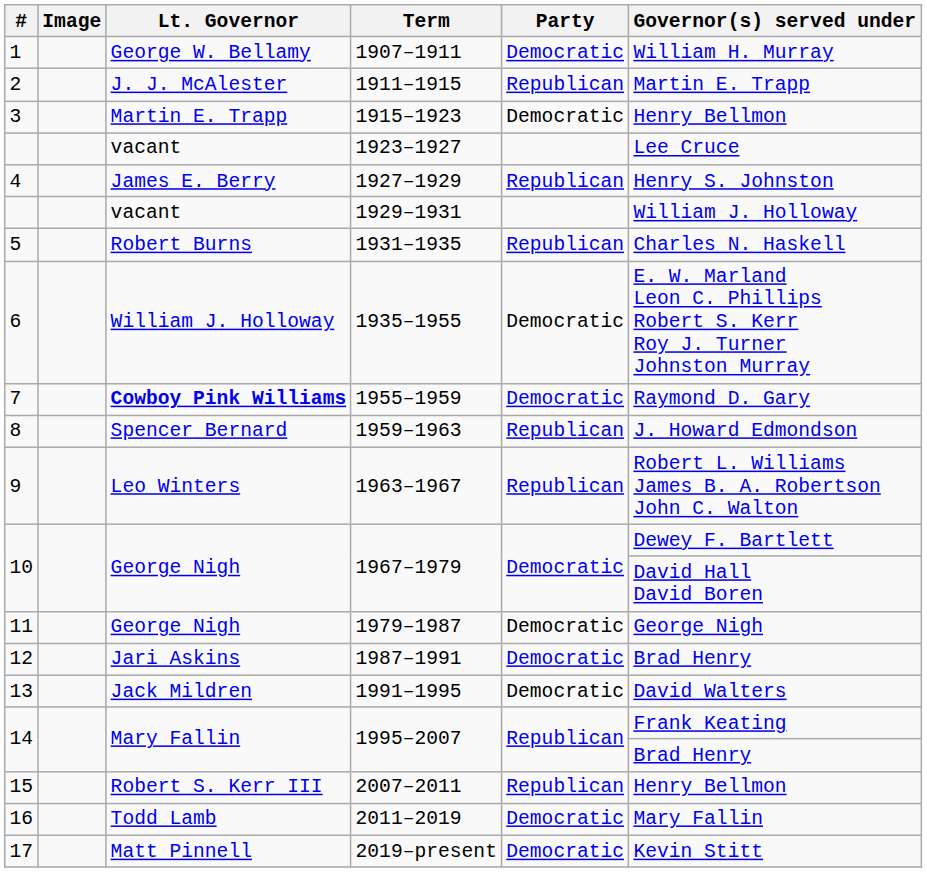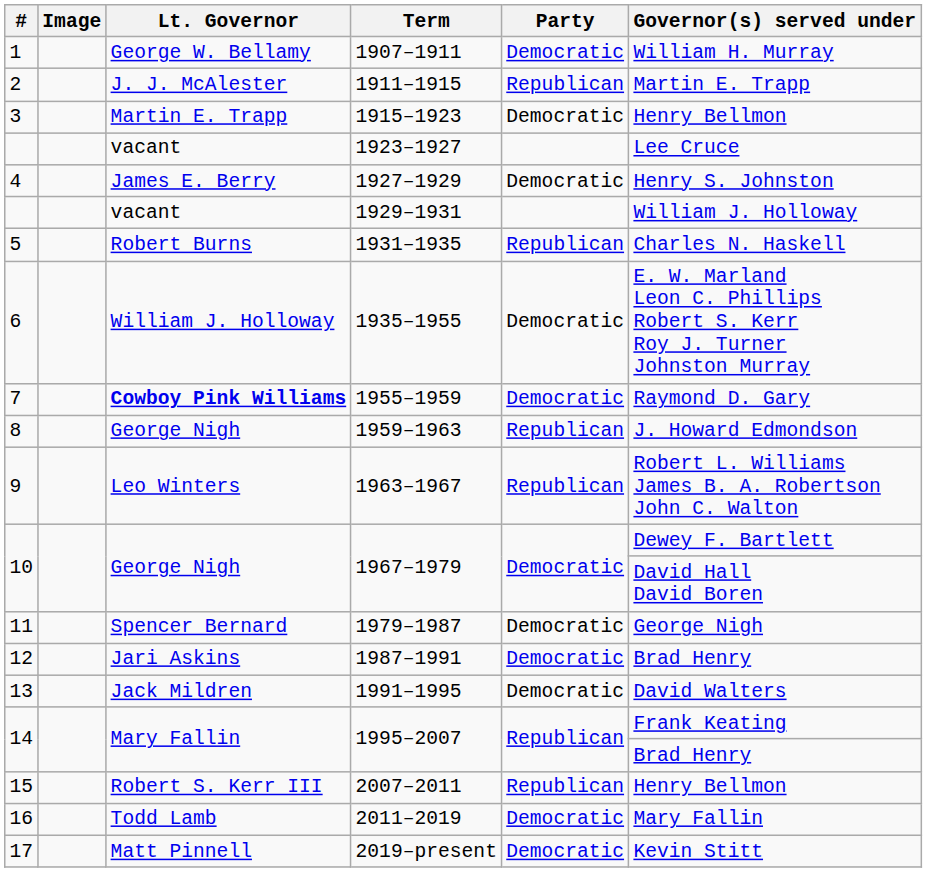(565, 181) Republican -> (565, 181) Democratic
(199, 431) Spencer Bernard -> (175, 431) George Nigh
(175, 627) George Nigh -> (199, 627) Spencer Bernard
